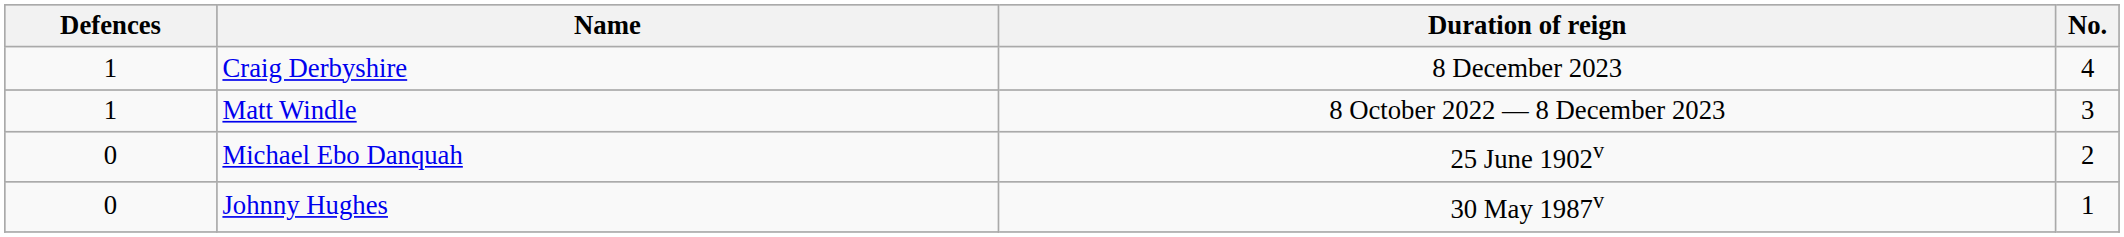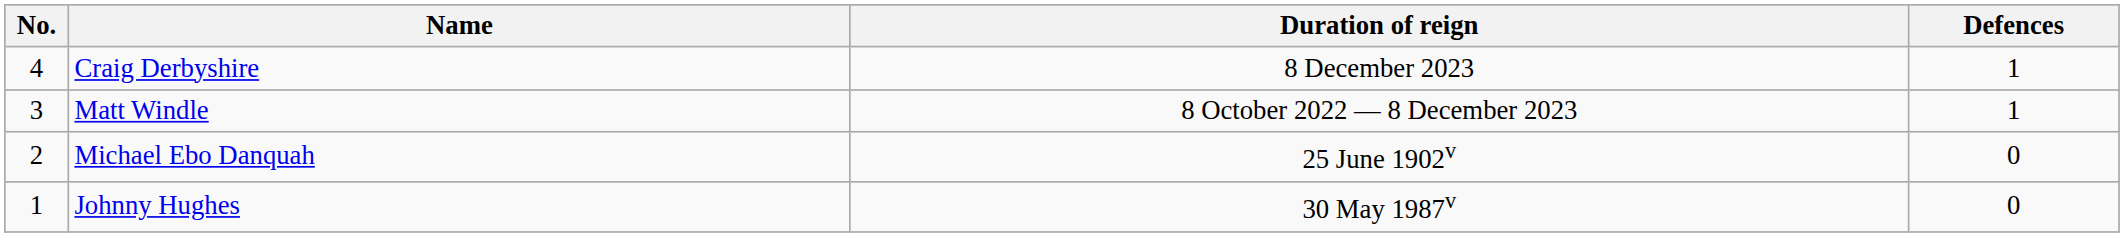columns swapped: (2088, 25) <-> (111, 25)
